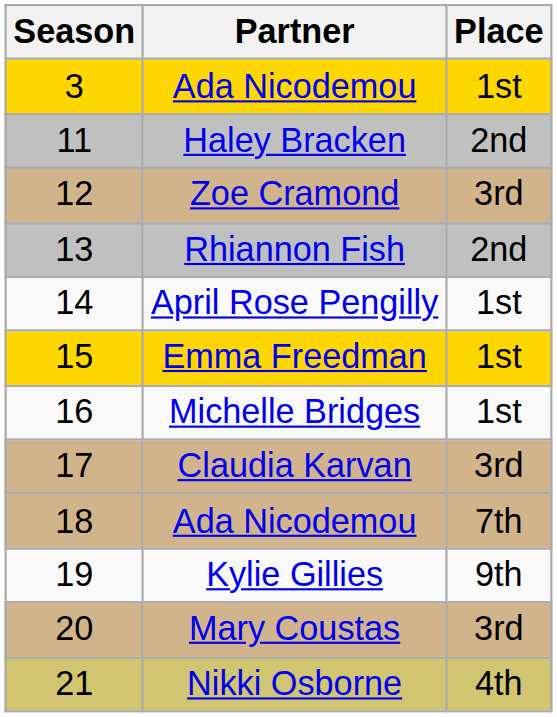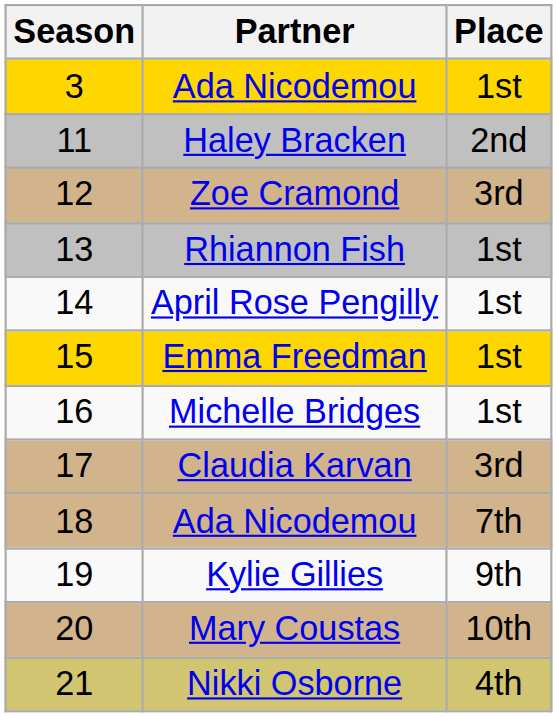(499, 248) 2nd -> (499, 248) 1st
(499, 628) 3rd -> (499, 628) 10th
